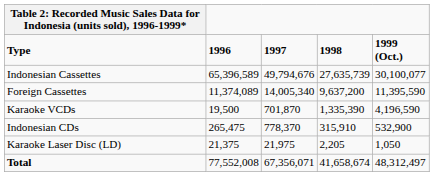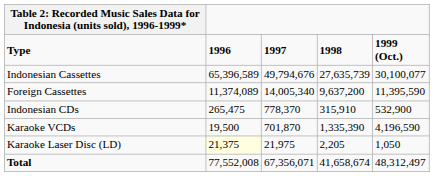rows swapped: (43, 127) <-> (41, 109)
(224, 145) no background -> (224, 145) lightyellow background
